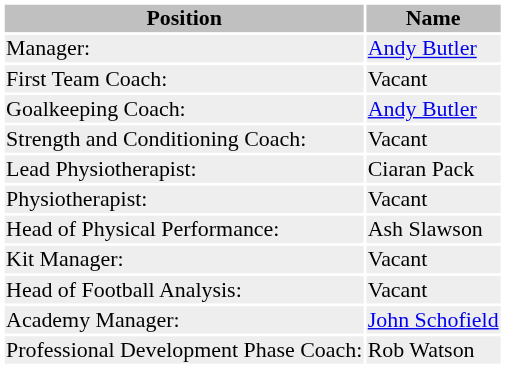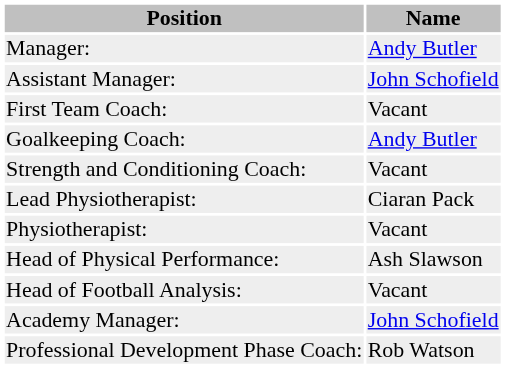+ row: (91, 78)
- row: (65, 259)
